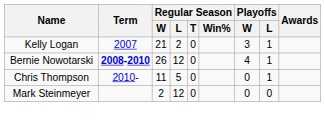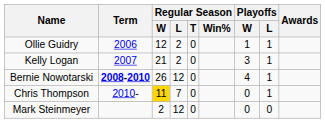+ row: (51, 45)
(161, 77) no background -> (161, 93) gold background
(179, 77) 5 -> (179, 93) 7
